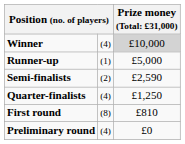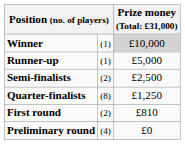(106, 43) (4) -> (106, 43) (1)
(147, 78) £2,590 -> (147, 78) £2,500
(106, 96) (4) -> (106, 96) (8)
(106, 113) (8) -> (106, 113) (2)
